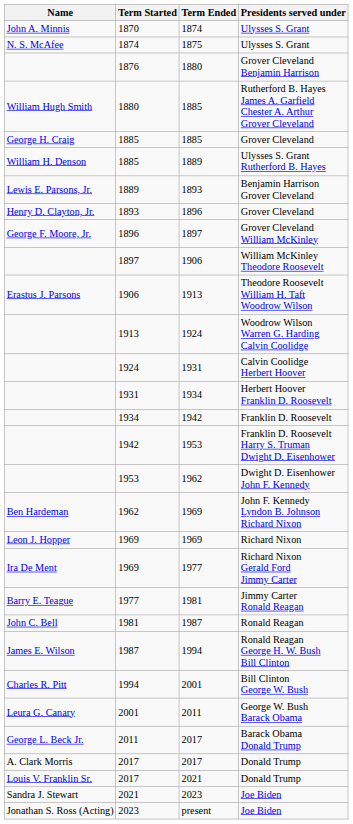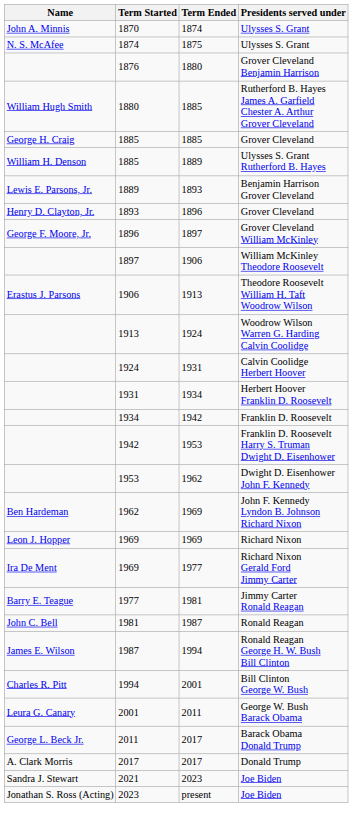- row: (129, 778)
